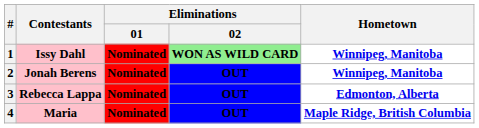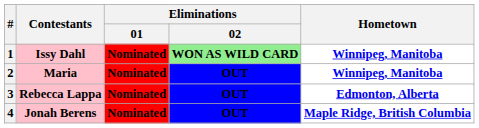(60, 73) Jonah Berens -> (60, 73) Maria
(60, 113) Maria -> (60, 113) Jonah Berens
